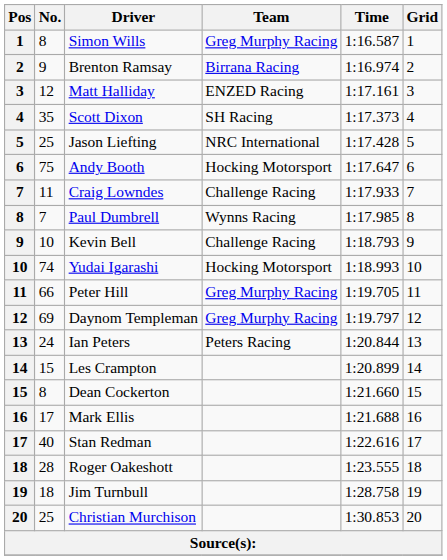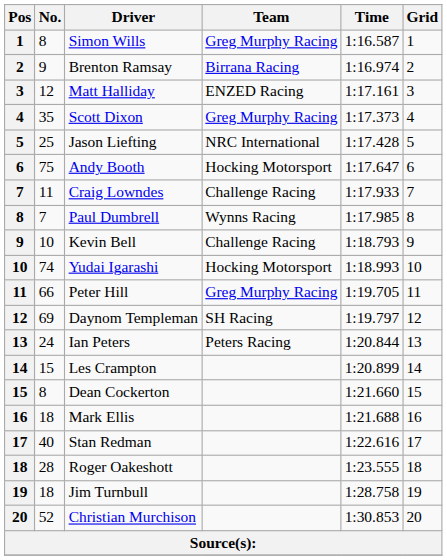(239, 117) SH Racing -> (271, 117) Greg Murphy Racing
(271, 317) Greg Murphy Racing -> (239, 317) SH Racing
(46, 417) 17 -> (46, 417) 18
(46, 517) 25 -> (46, 517) 52
